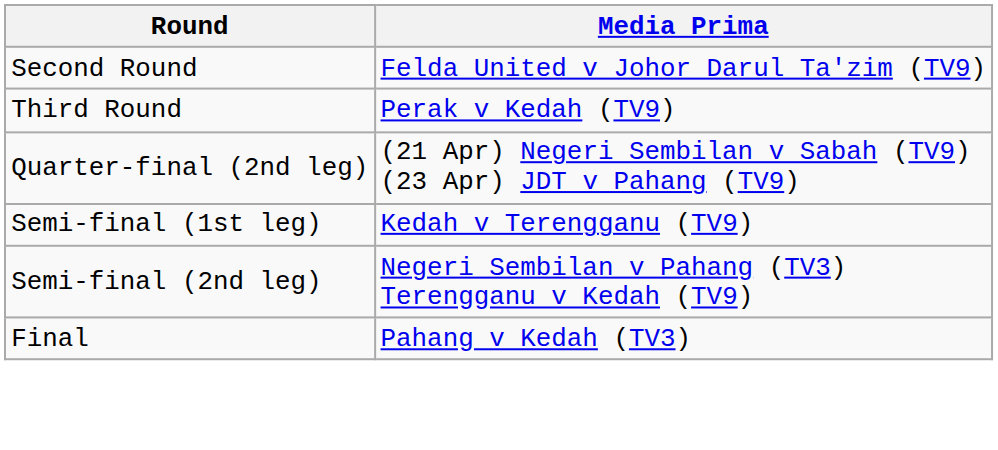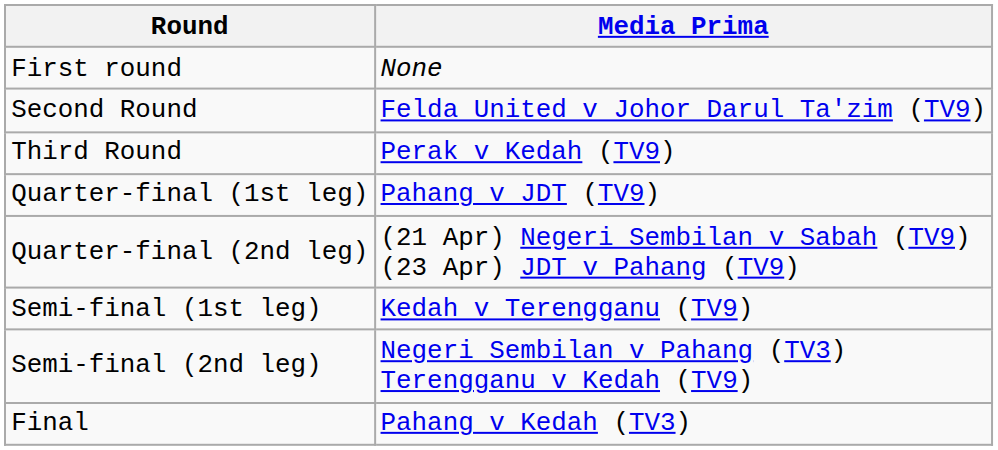+ row: (97, 68)
+ row: (190, 195)
